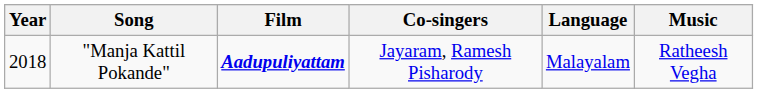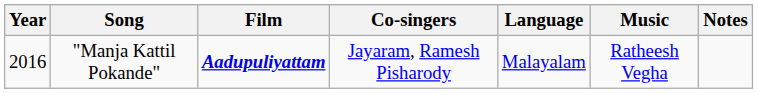+ column: (726, 20)
(28, 61) 2018 -> (28, 61) 2016
